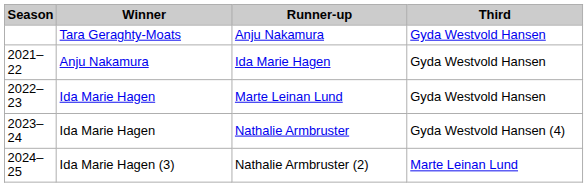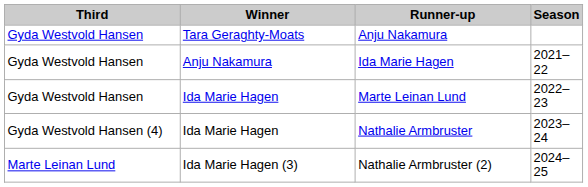columns swapped: (31, 14) <-> (495, 14)
